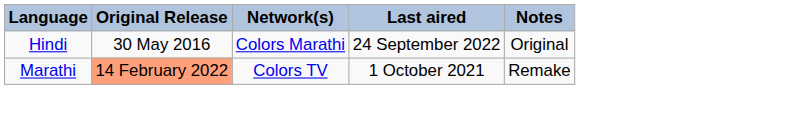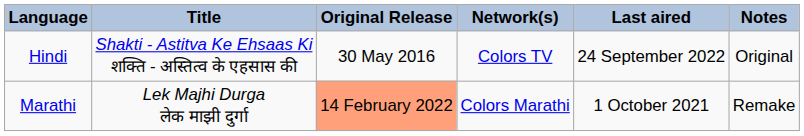+ column: (204, 17)
(290, 44) Colors Marathi -> (515, 56) Colors TV
(290, 71) Colors TV -> (515, 105) Colors Marathi
